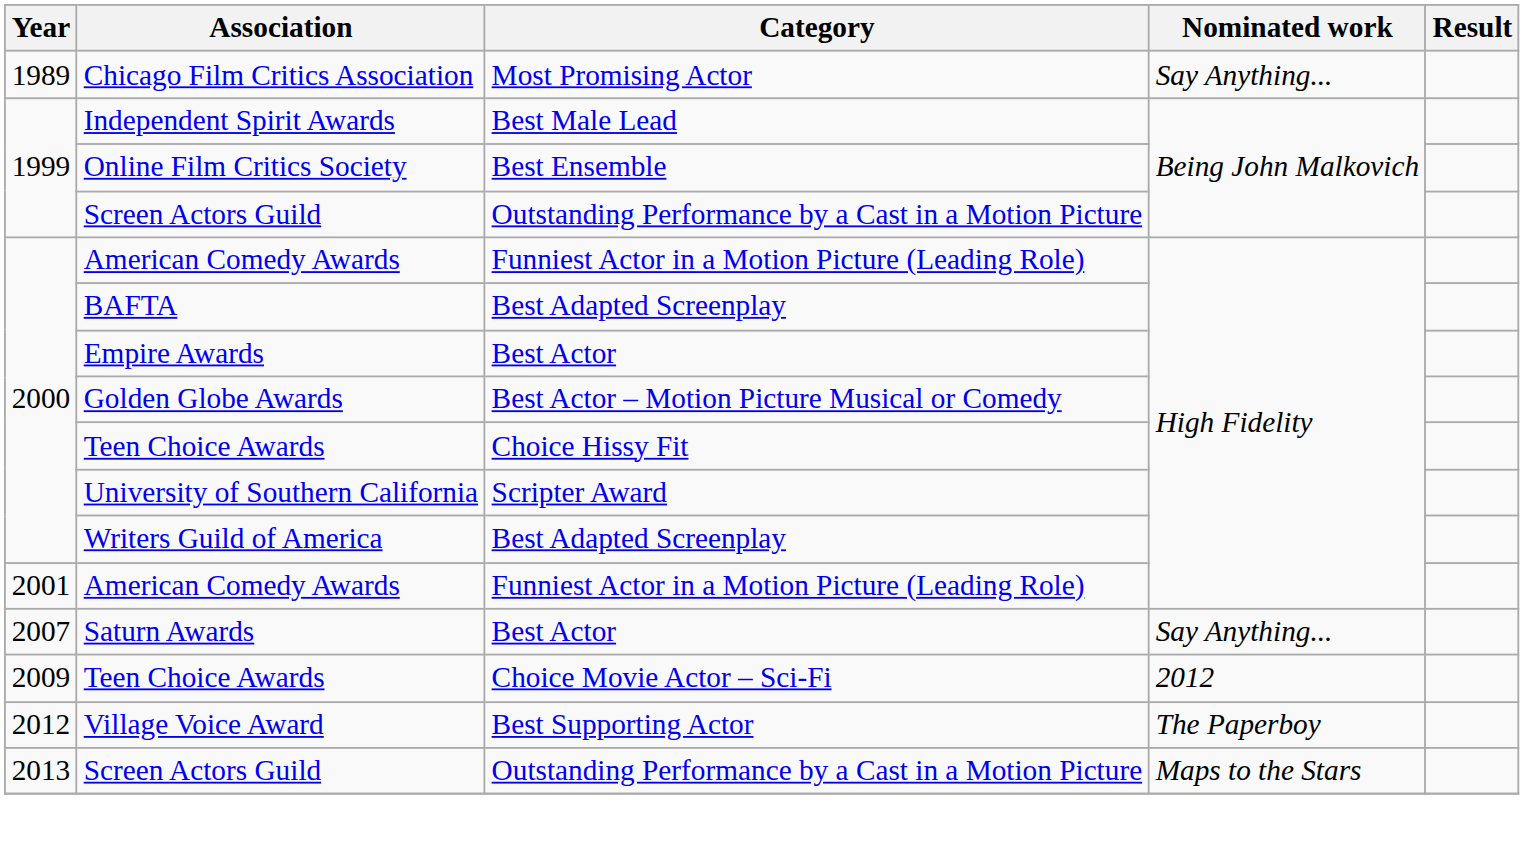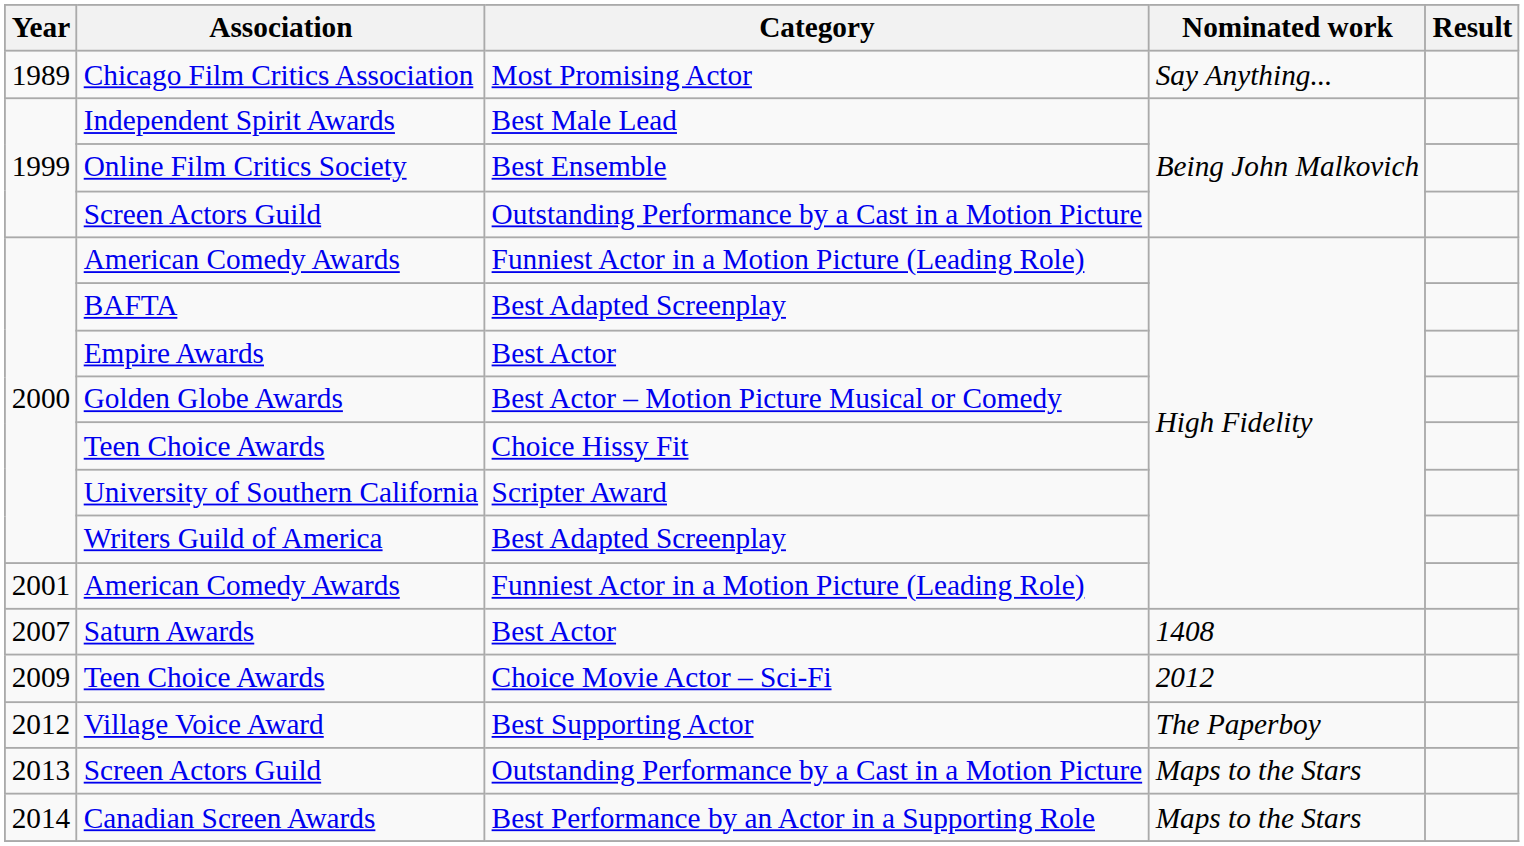(1244, 631) Say Anything... -> (1185, 631) 1408
+ row: (41, 817)
